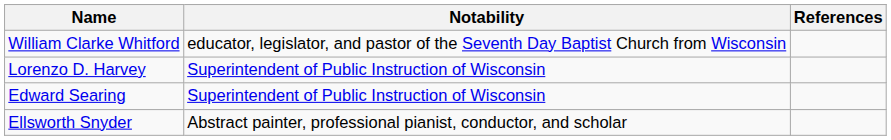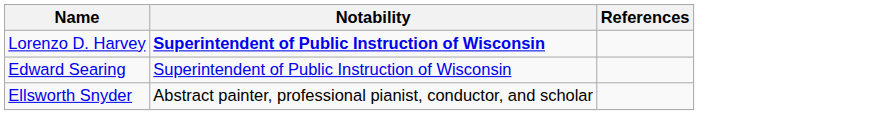- row: (94, 43)
(366, 69) normal -> (349, 43) bold
